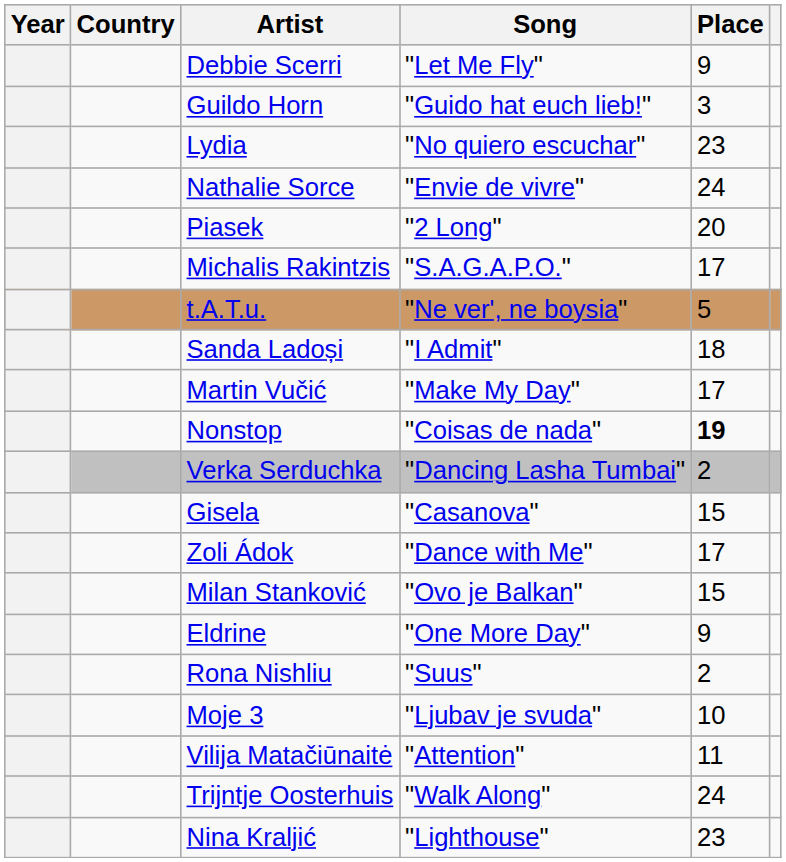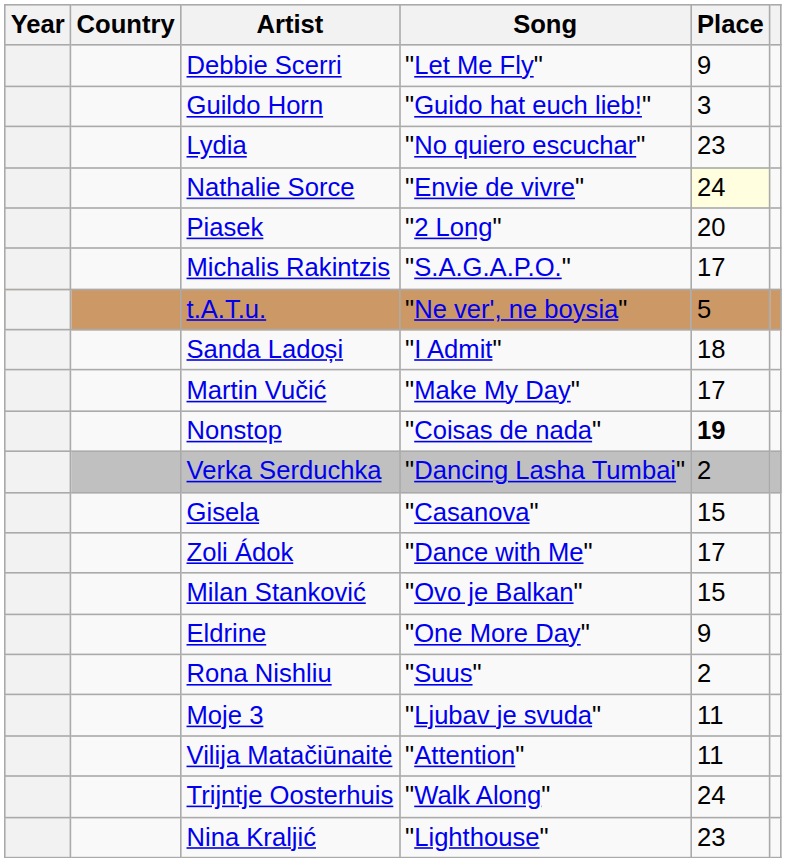(711, 187) no background -> (711, 187) lightyellow background
(711, 715) 10 -> (710, 715) 11
